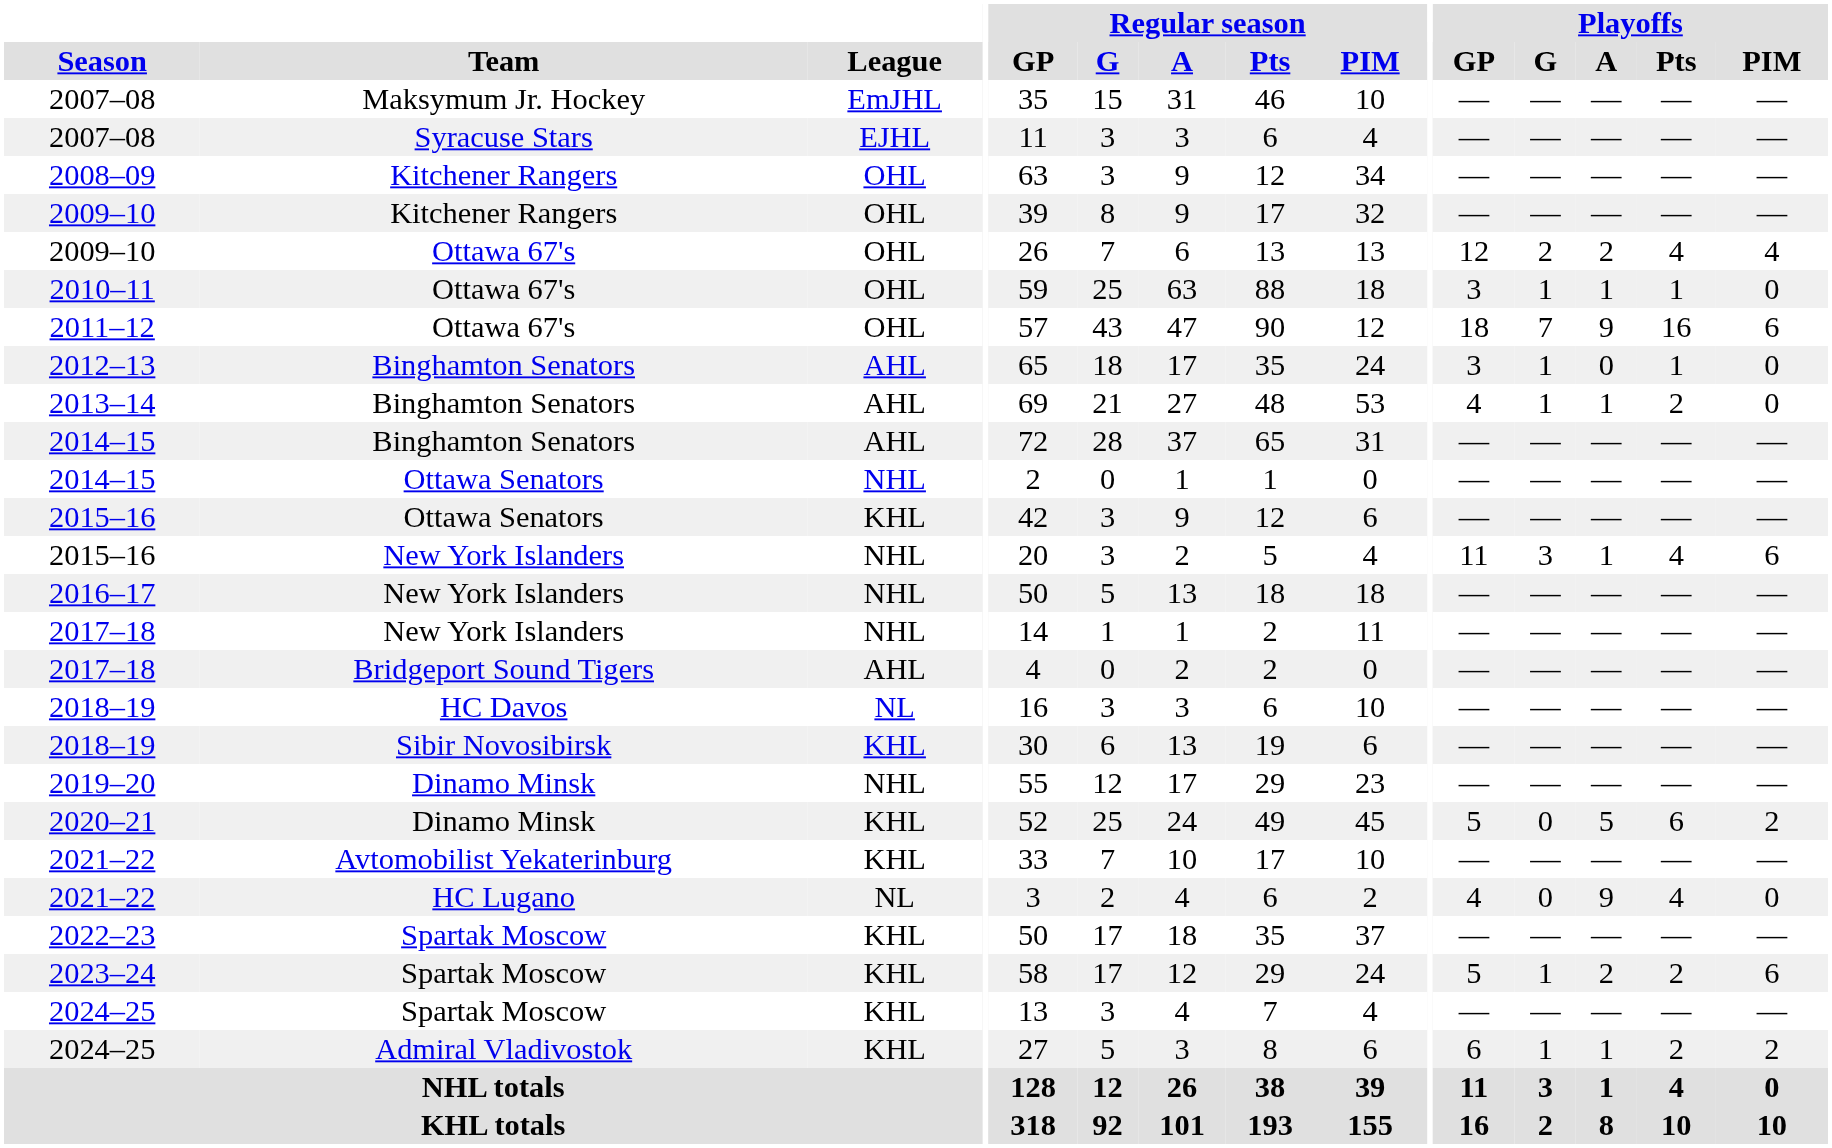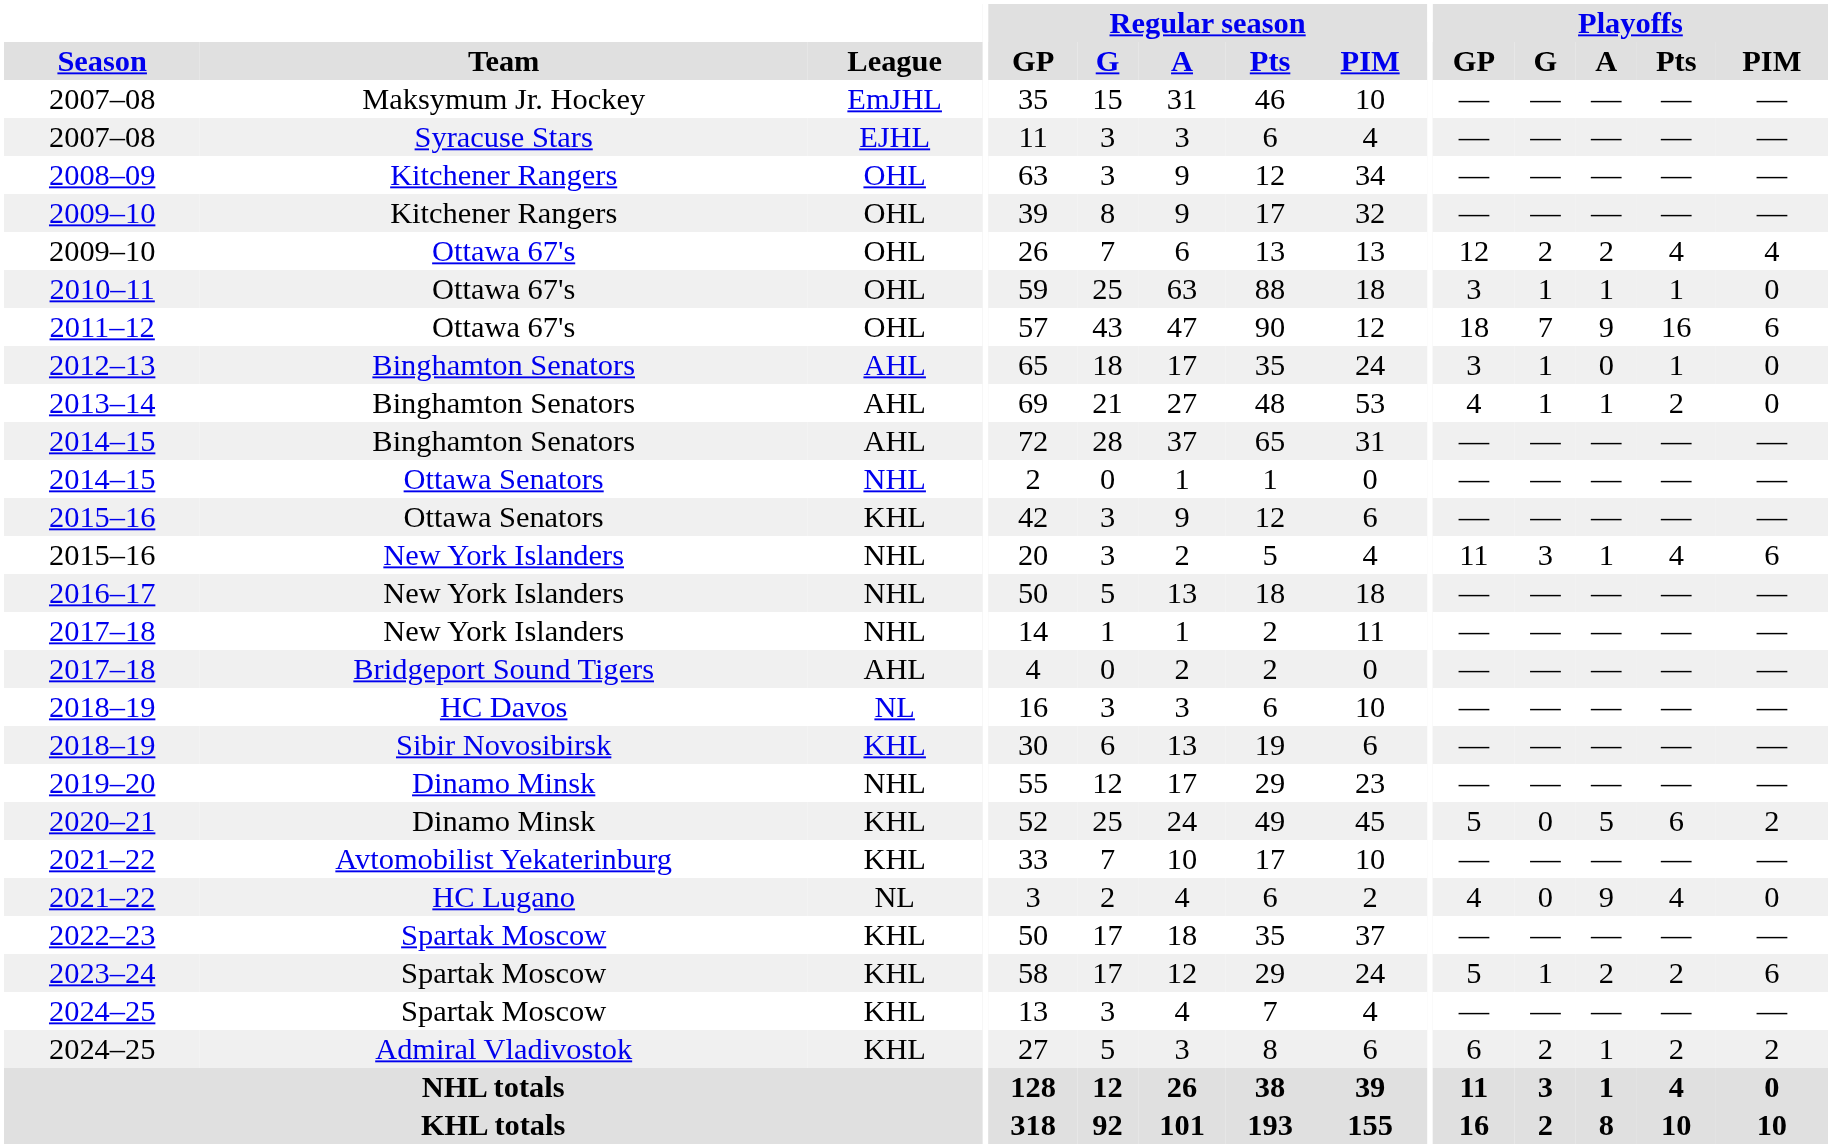(1545, 1048) 1 -> (1545, 1048) 2
